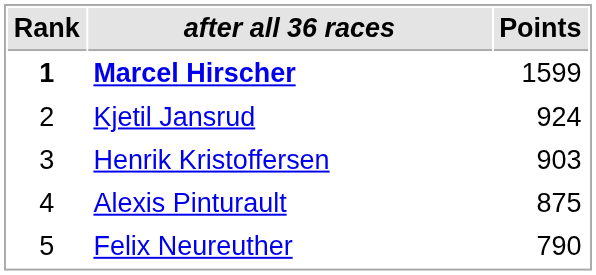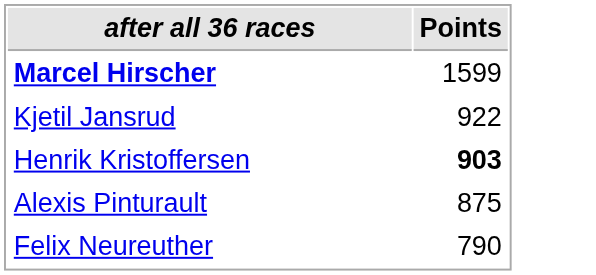- column: (47, 28)
(559, 117) 924 -> (479, 117) 922
(559, 160) normal -> (479, 160) bold
